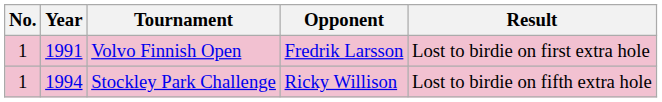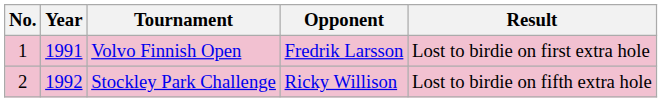(23, 81) 1 -> (23, 81) 2
(64, 81) 1994 -> (64, 81) 1992
